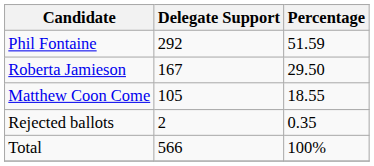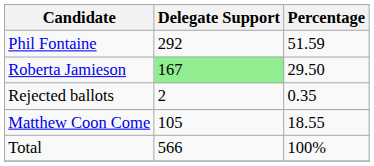(170, 69) no background -> (170, 69) lightgreen background
rows swapped: (79, 95) <-> (61, 122)
